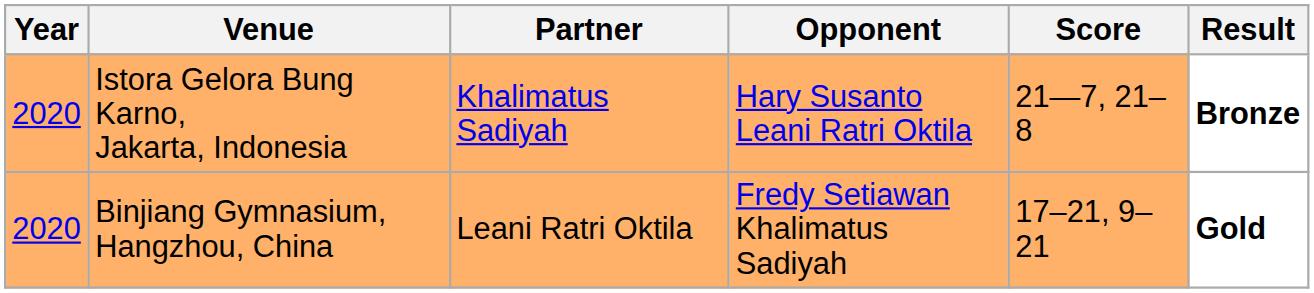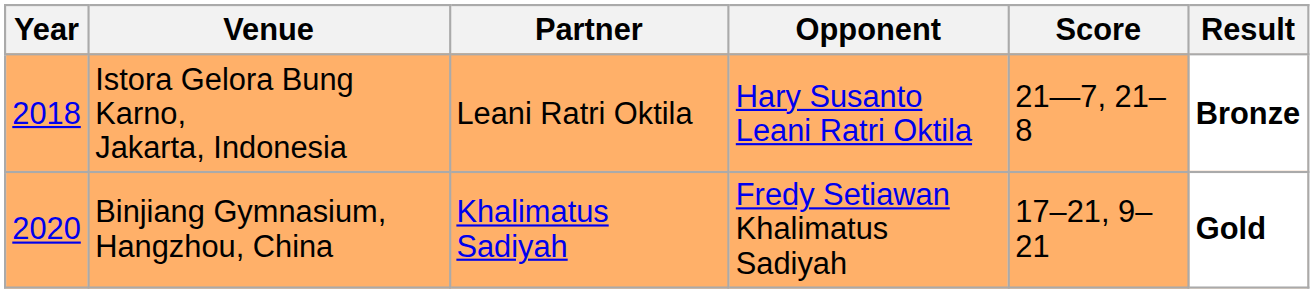(47, 113) 2020 -> (47, 113) 2018
(533, 113) Khalimatus Sadiyah -> (574, 113) Leani Ratri Oktila
(574, 230) Leani Ratri Oktila -> (533, 230) Khalimatus Sadiyah
